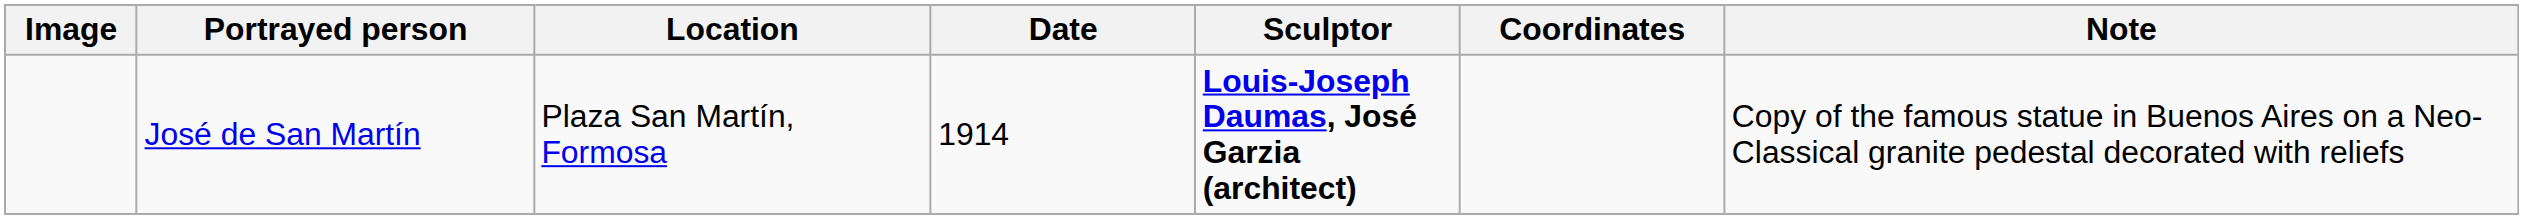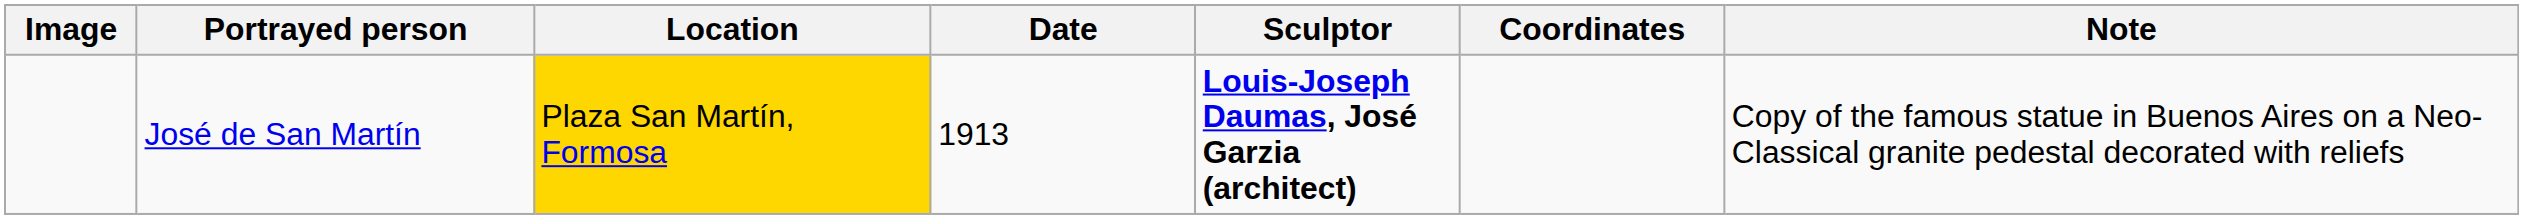(668, 133) no background -> (668, 133) gold background
(974, 133) 1914 -> (974, 133) 1913
